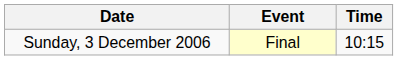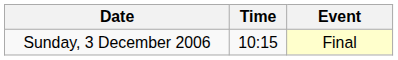columns swapped: (364, 17) <-> (283, 17)
